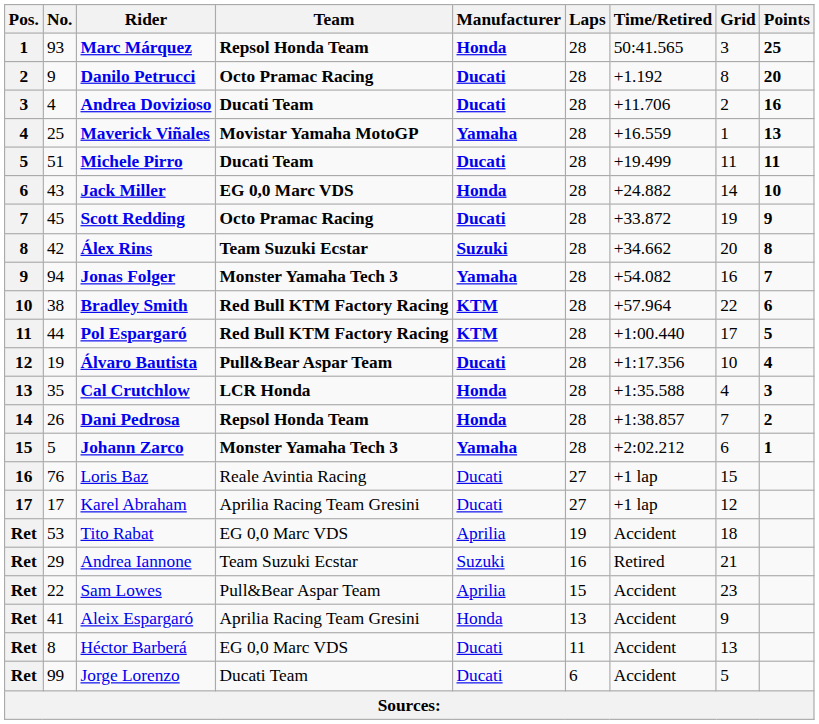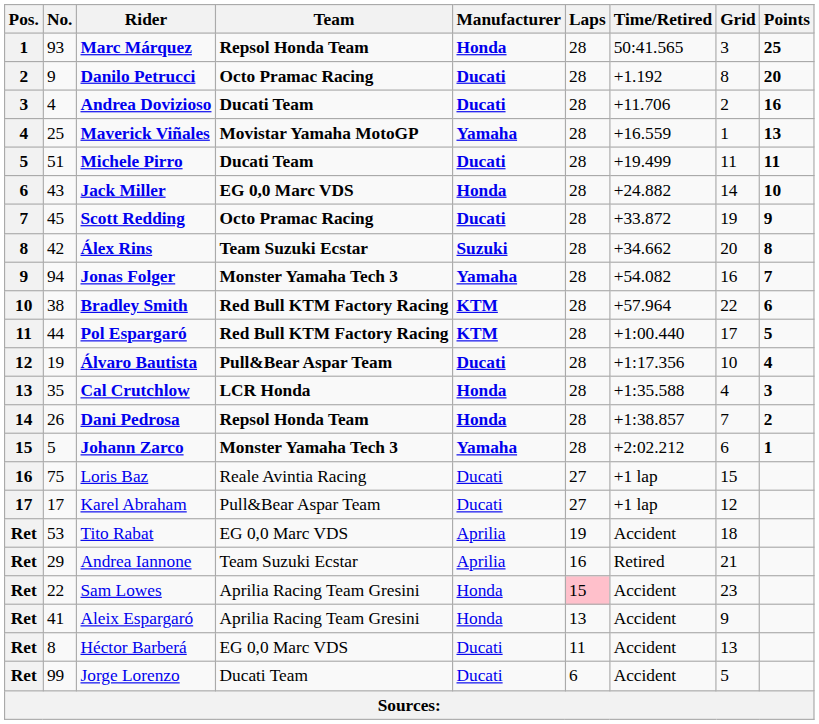(56, 476) 76 -> (56, 476) 75
(319, 504) Aprilia Racing Team Gresini -> (300, 504) Pull&Bear Aspar Team
(481, 561) Suzuki -> (481, 561) Aprilia
(300, 590) Pull&Bear Aspar Team -> (319, 590) Aprilia Racing Team Gresini
(481, 590) Aprilia -> (480, 590) Honda
(578, 590) no background -> (578, 590) pink background
